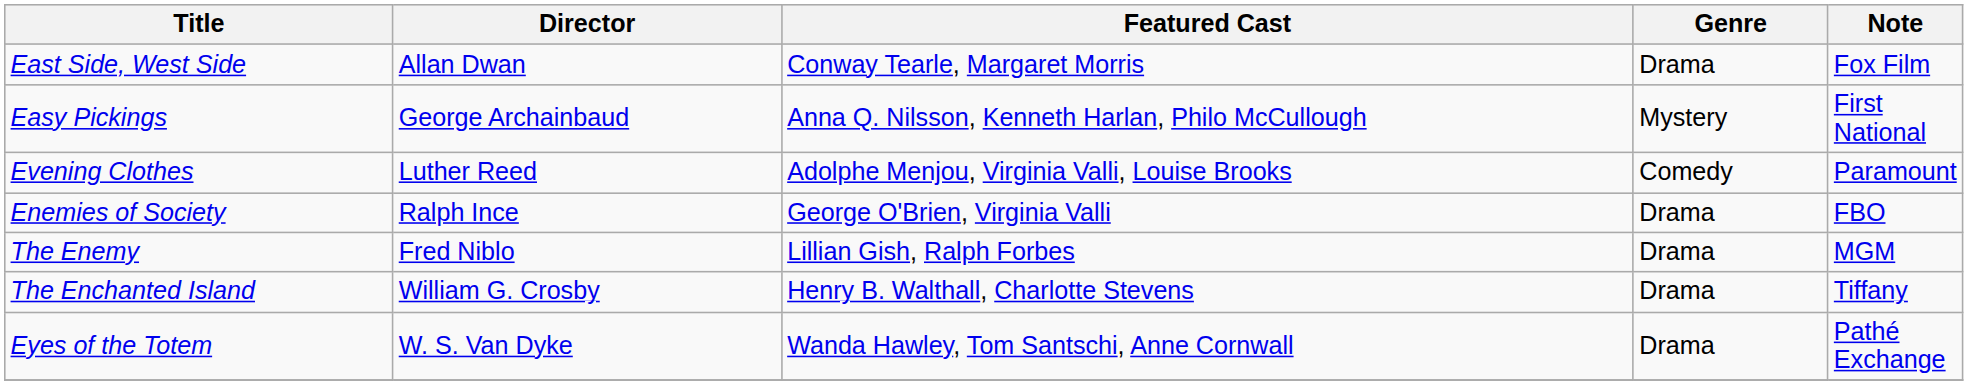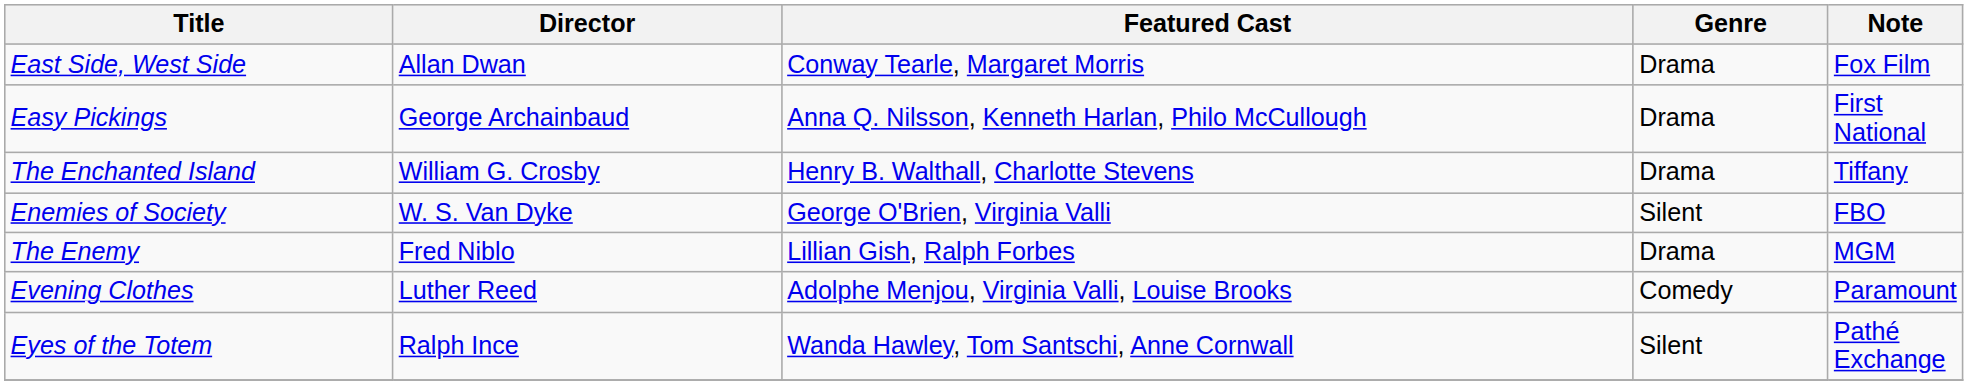(1683, 118) Mystery -> (1677, 118) Drama
rows swapped: (133, 291) <-> (102, 172)
(459, 212) Ralph Ince -> (486, 212) W. S. Van Dyke
(1677, 212) Drama -> (1671, 212) Silent
(486, 345) W. S. Van Dyke -> (459, 345) Ralph Ince
(1677, 345) Drama -> (1671, 345) Silent
